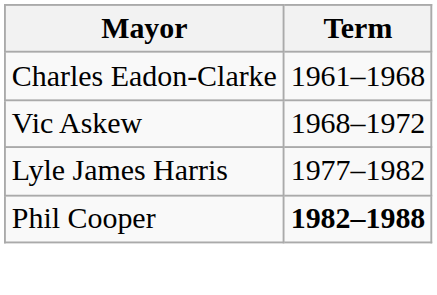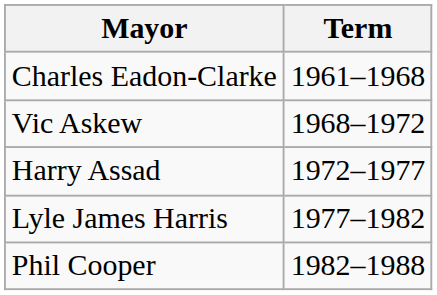+ row: (86, 170)
(358, 218) bold -> (358, 265) normal
